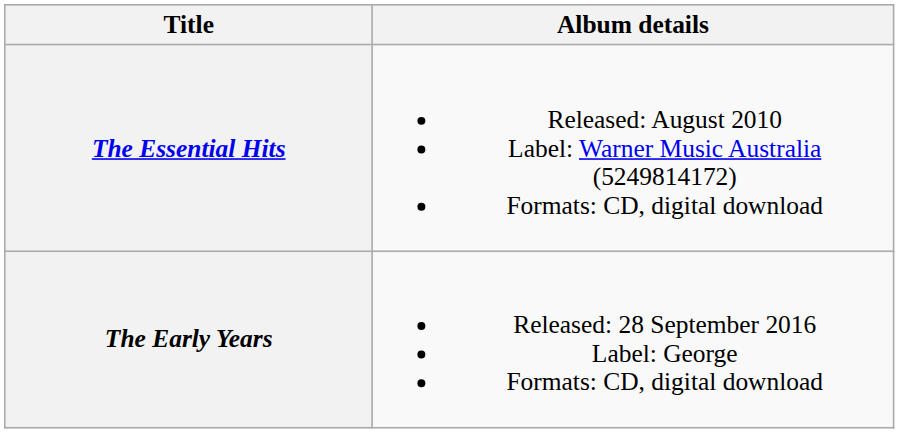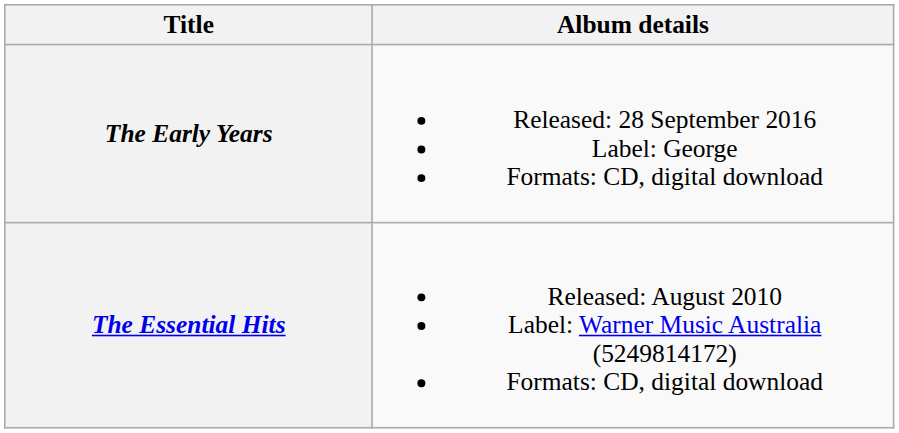rows swapped: (189, 147) <-> (189, 339)
